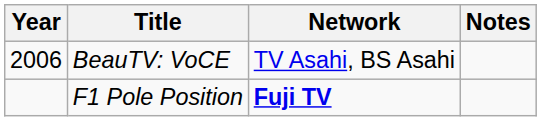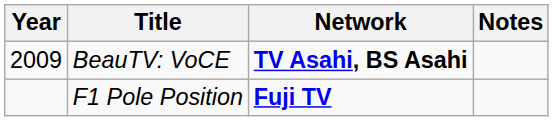(36, 60) 2006 -> (36, 60) 2009
(354, 60) normal -> (361, 60) bold
